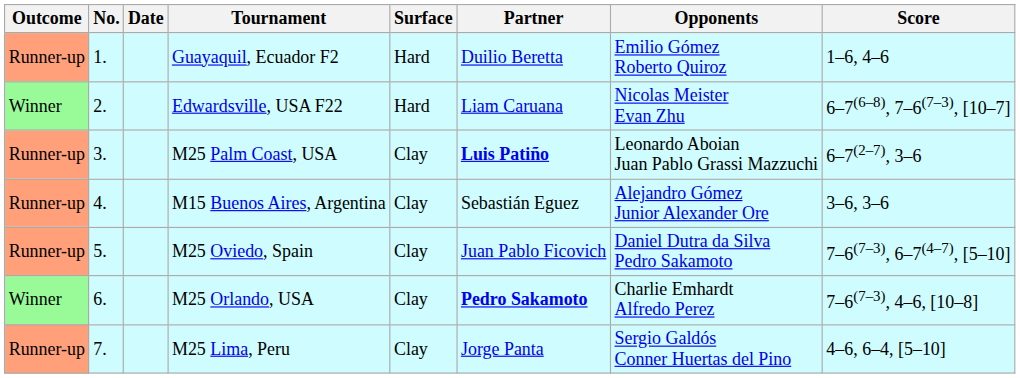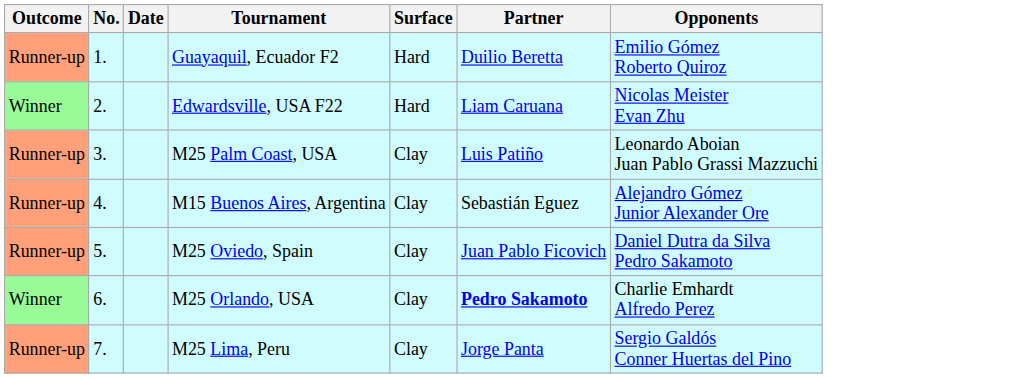- column: (918, 18)
(505, 154) bold -> (502, 154) normal
